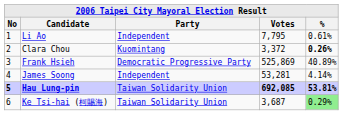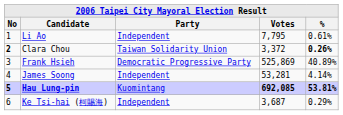(8, 50) normal -> (8, 50) bold
(141, 50) Kuomintang -> (172, 50) Taiwan Solidarity Union
(172, 88) Taiwan Solidarity Union -> (141, 88) Kuomintang
(172, 102) Taiwan Solidarity Union -> (144, 102) Independent
(320, 102) lightgreen background -> (320, 102) no background
